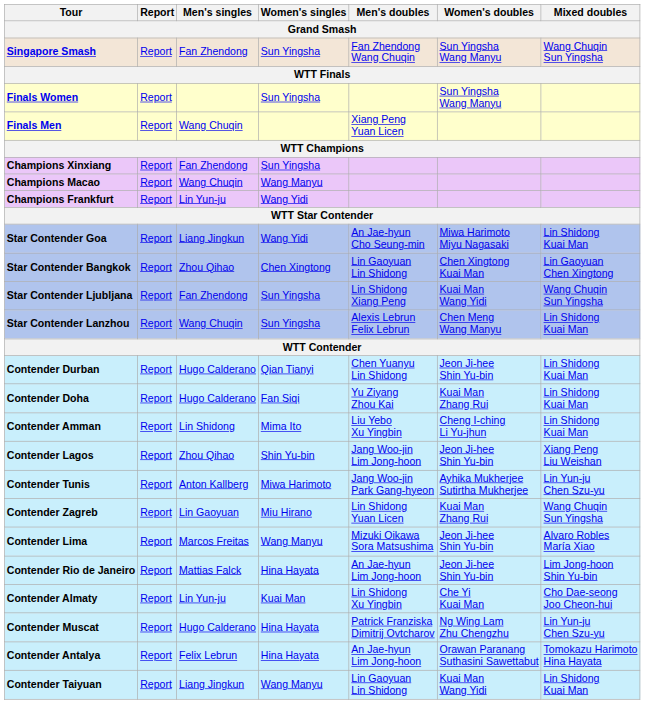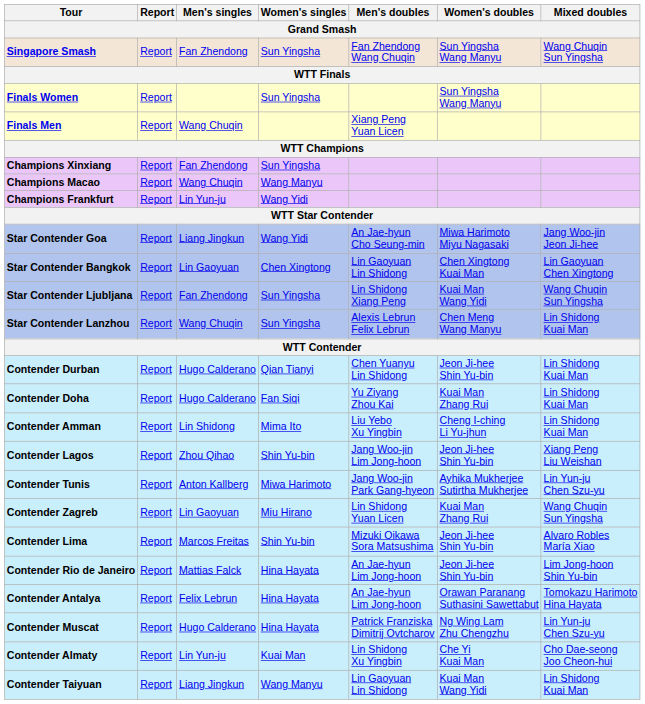(571, 238) Lin Shidong Kuai Man -> (574, 238) Jang Woo-jin Jeon Ji-hee
(207, 267) Zhou Qihao -> (209, 267) Lin Gaoyuan
(292, 541) Wang Manyu -> (288, 541) Shin Yu-bin
rows swapped: (52, 598) <-> (54, 656)
